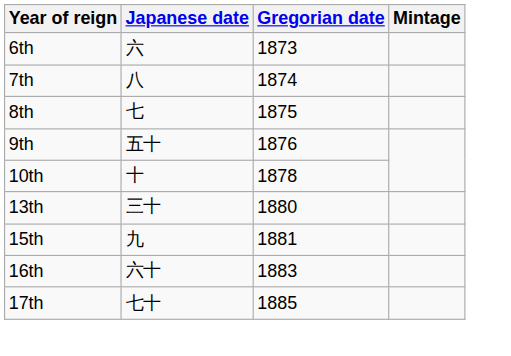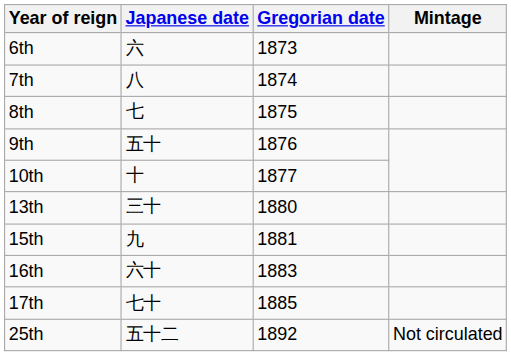(277, 175) 1878 -> (277, 175) 1877
+ row: (26, 334)
